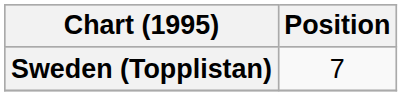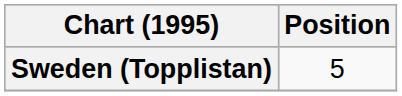(337, 68) 7 -> (337, 68) 5
